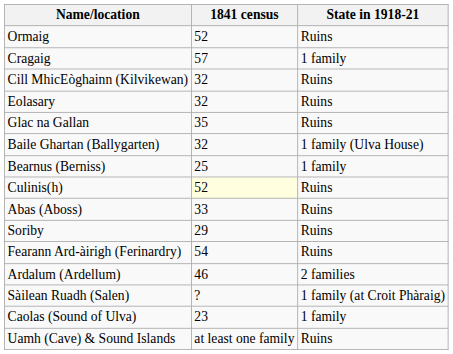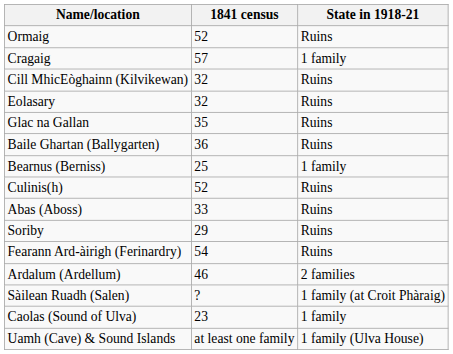(201, 144) 32 -> (201, 144) 36
(362, 144) 1 family (Ulva House) -> (317, 144) Ruins
(201, 187) lightyellow background -> (201, 187) no background
(317, 338) Ruins -> (362, 338) 1 family (Ulva House)
